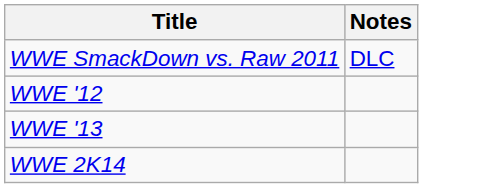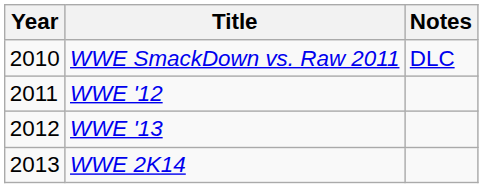+ column: (35, 22)
